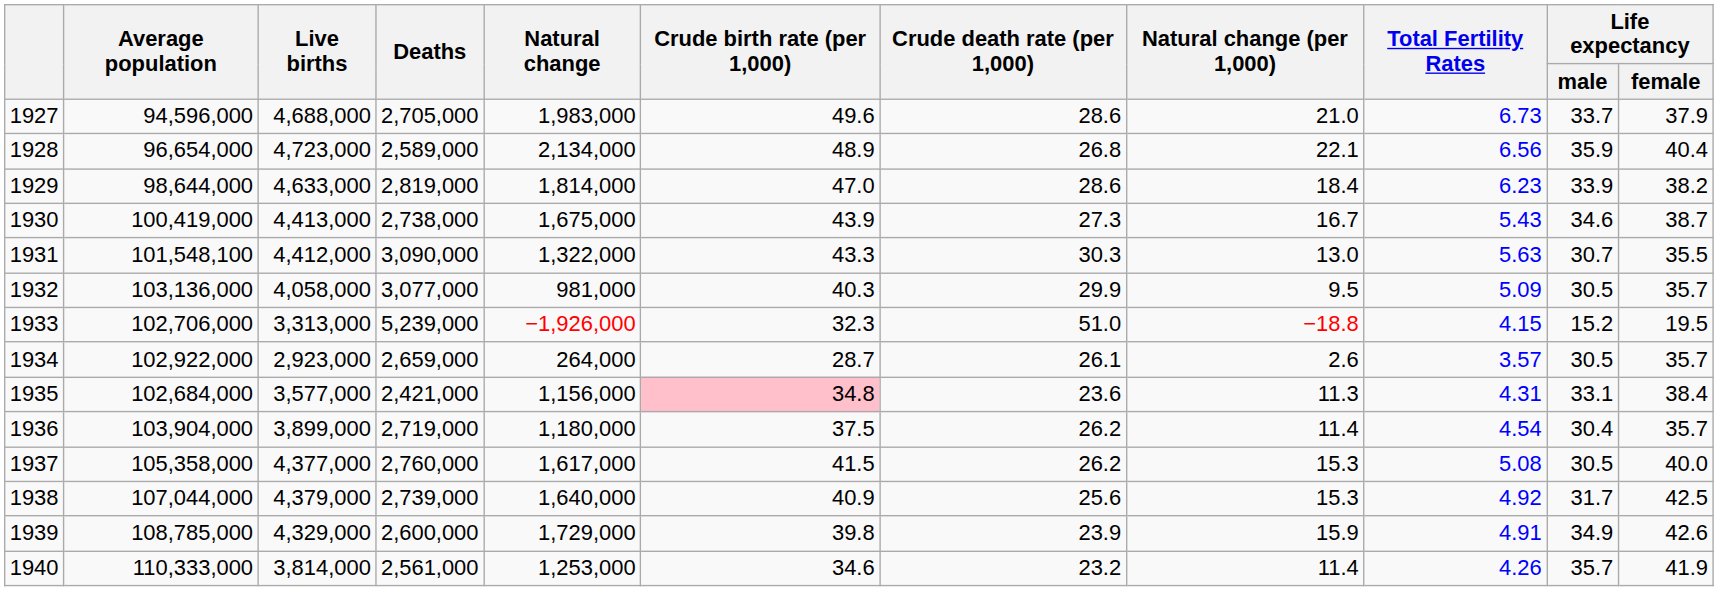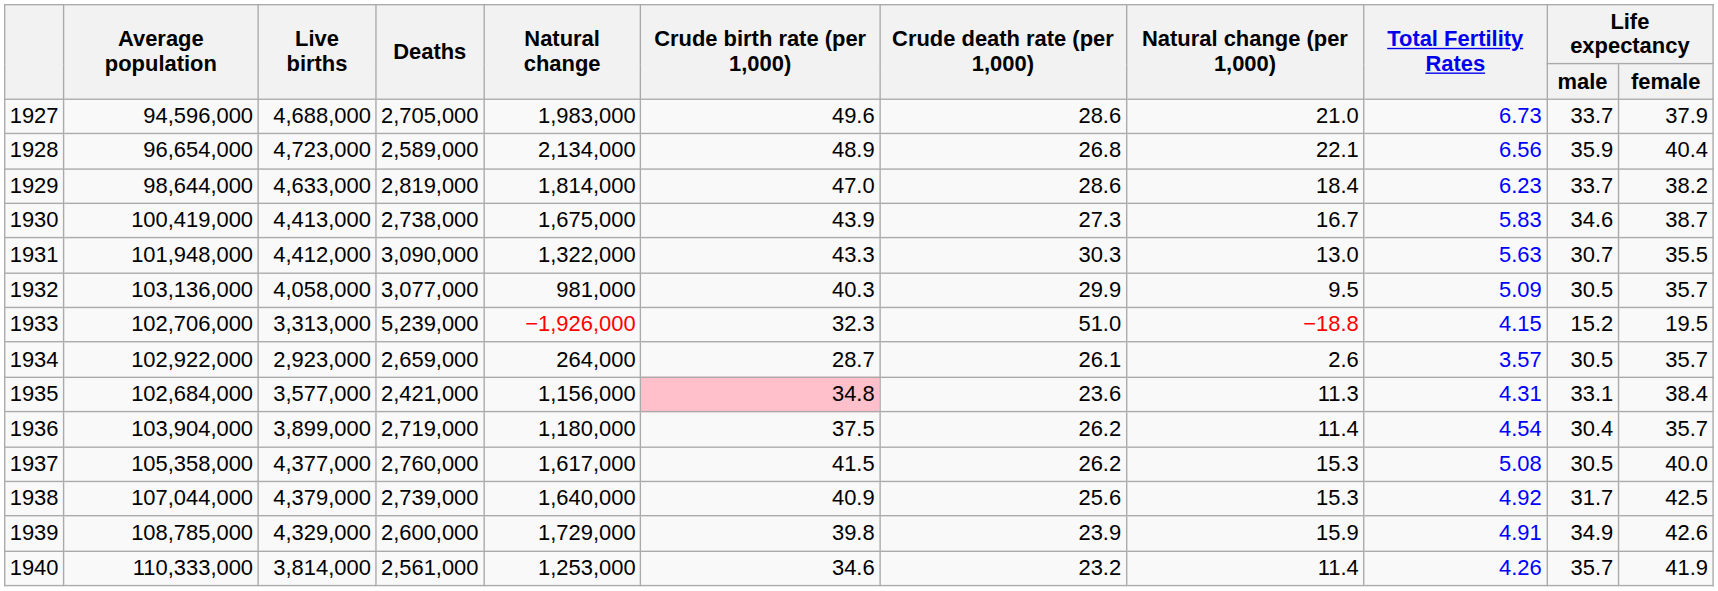(1592, 185) 33.9 -> (1592, 185) 33.7
(1520, 220) 5.43 -> (1520, 220) 5.83
(192, 255) 101,548,100 -> (192, 255) 101,948,000
